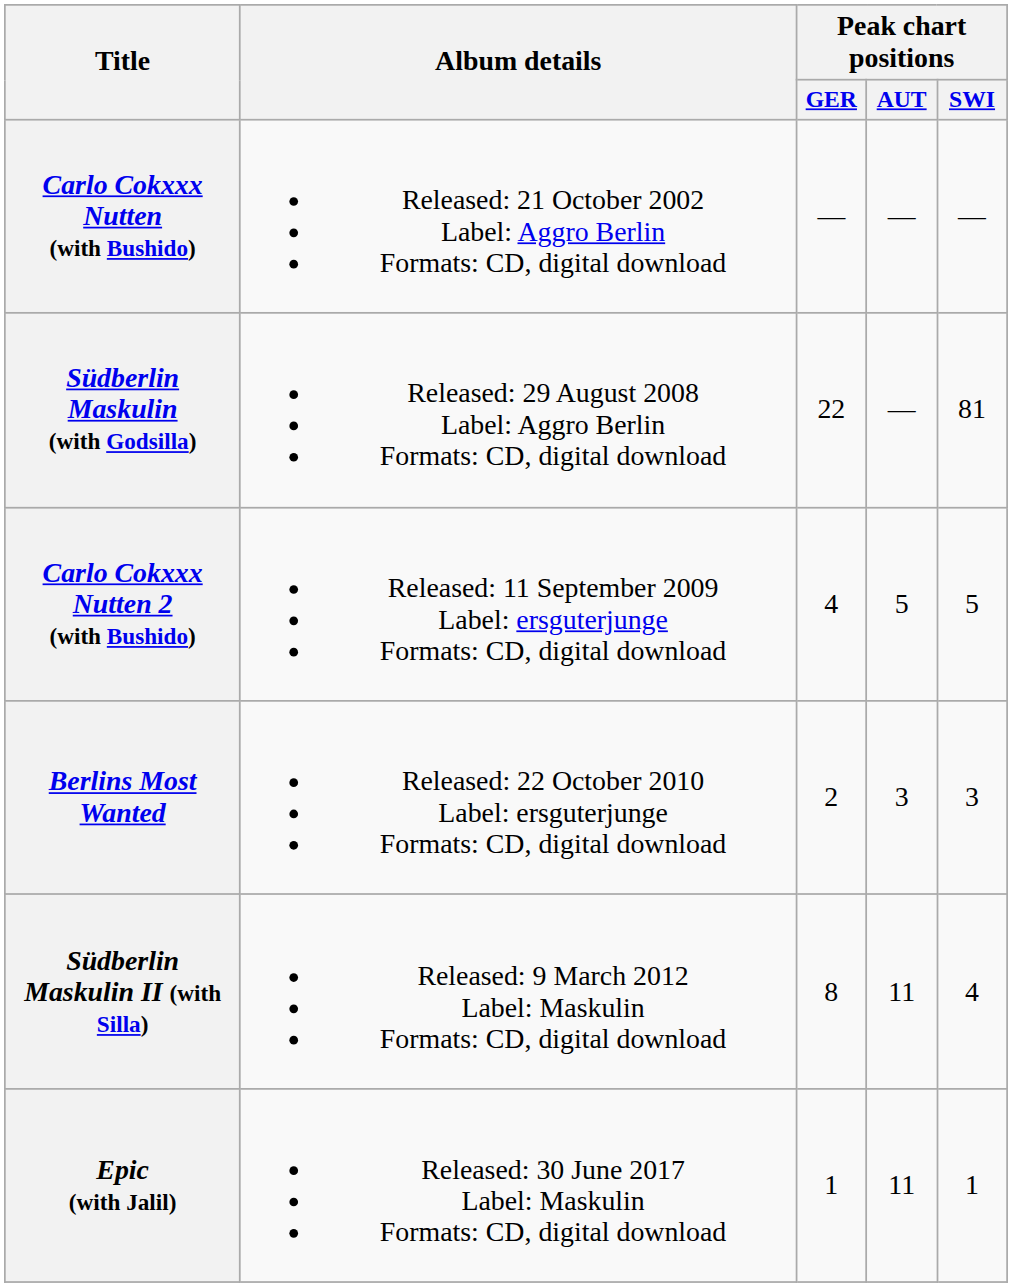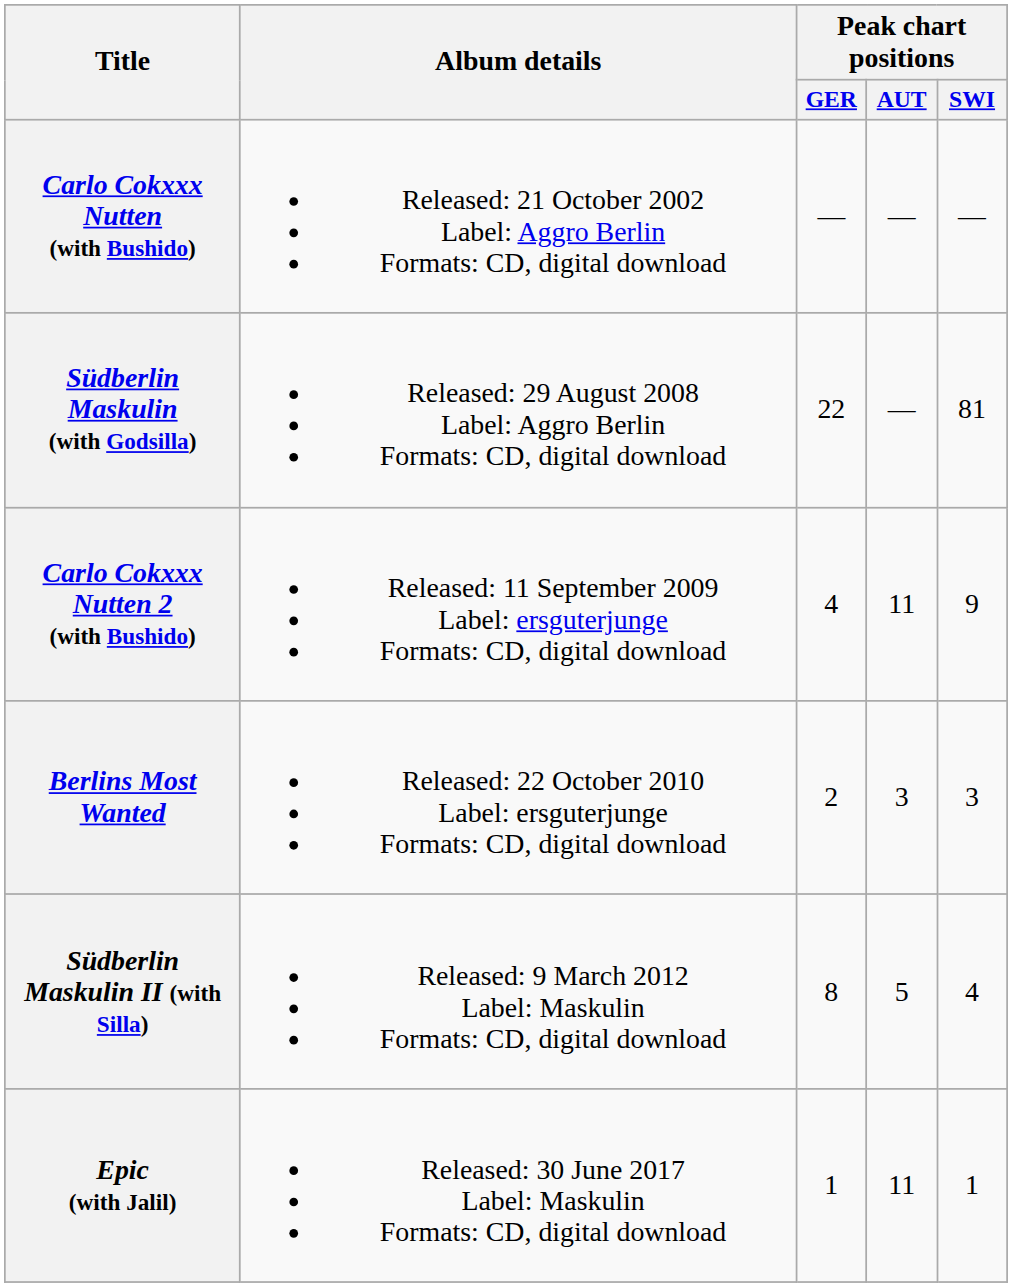(902, 603) 5 -> (902, 603) 11
(972, 603) 5 -> (972, 603) 9
(902, 991) 11 -> (902, 991) 5
